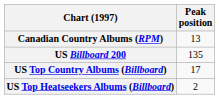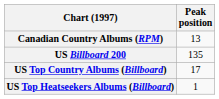(196, 86) 2 -> (196, 86) 1
